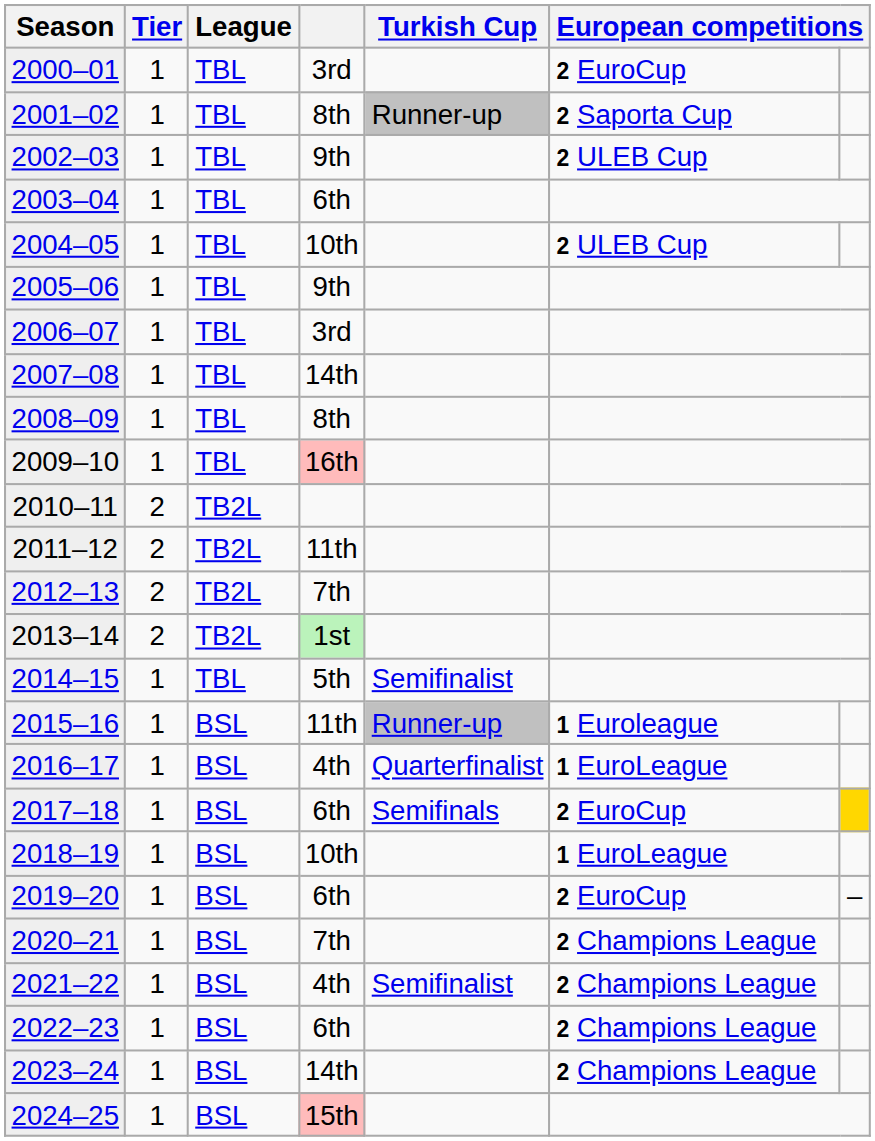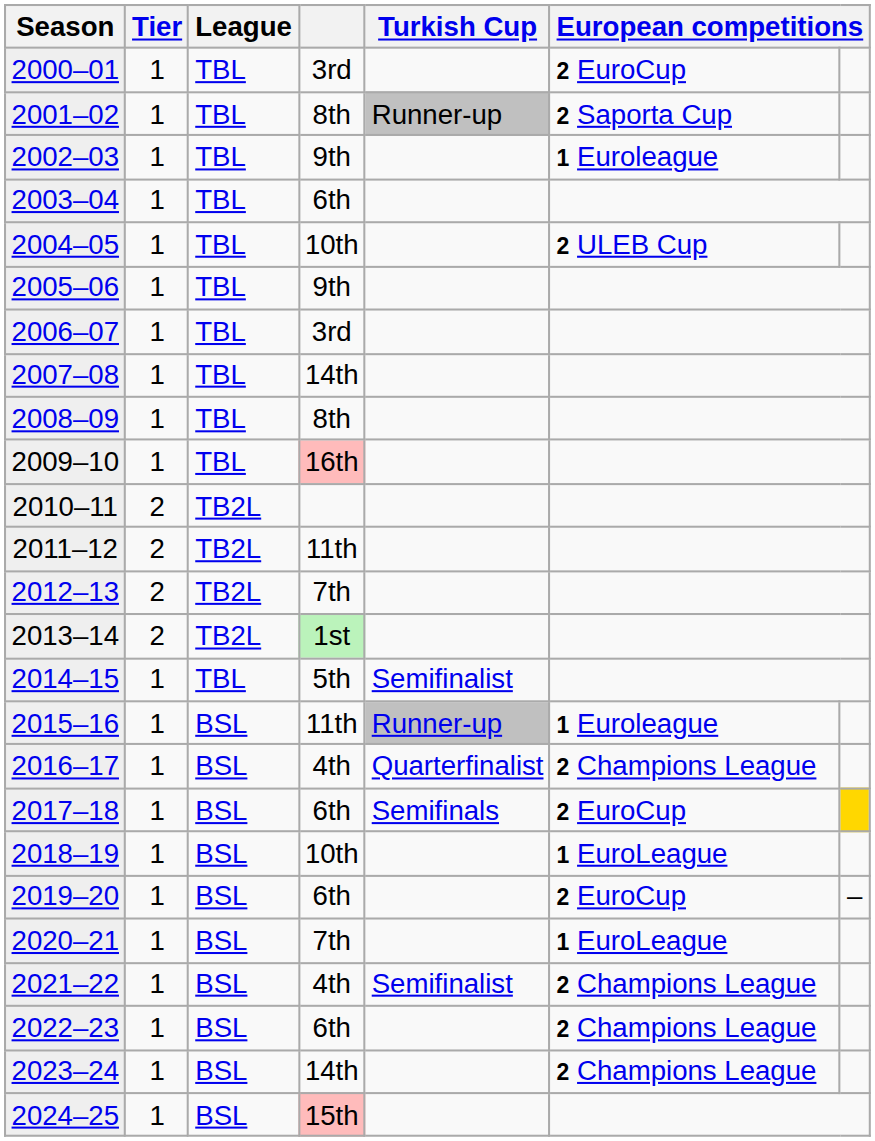(632, 157) 2 ULEB Cup -> (637, 157) 1 Euroleague
(642, 766) 1 EuroLeague -> (686, 766) 2 Champions League
(686, 940) 2 Champions League -> (642, 940) 1 EuroLeague
